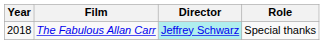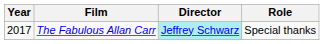(19, 30) 2018 -> (19, 30) 2017
